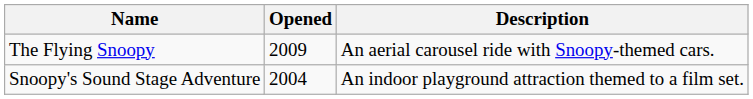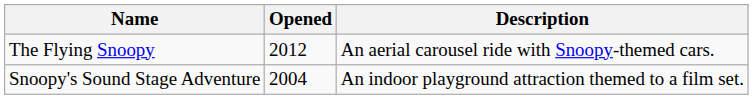(288, 49) 2009 -> (288, 49) 2012
